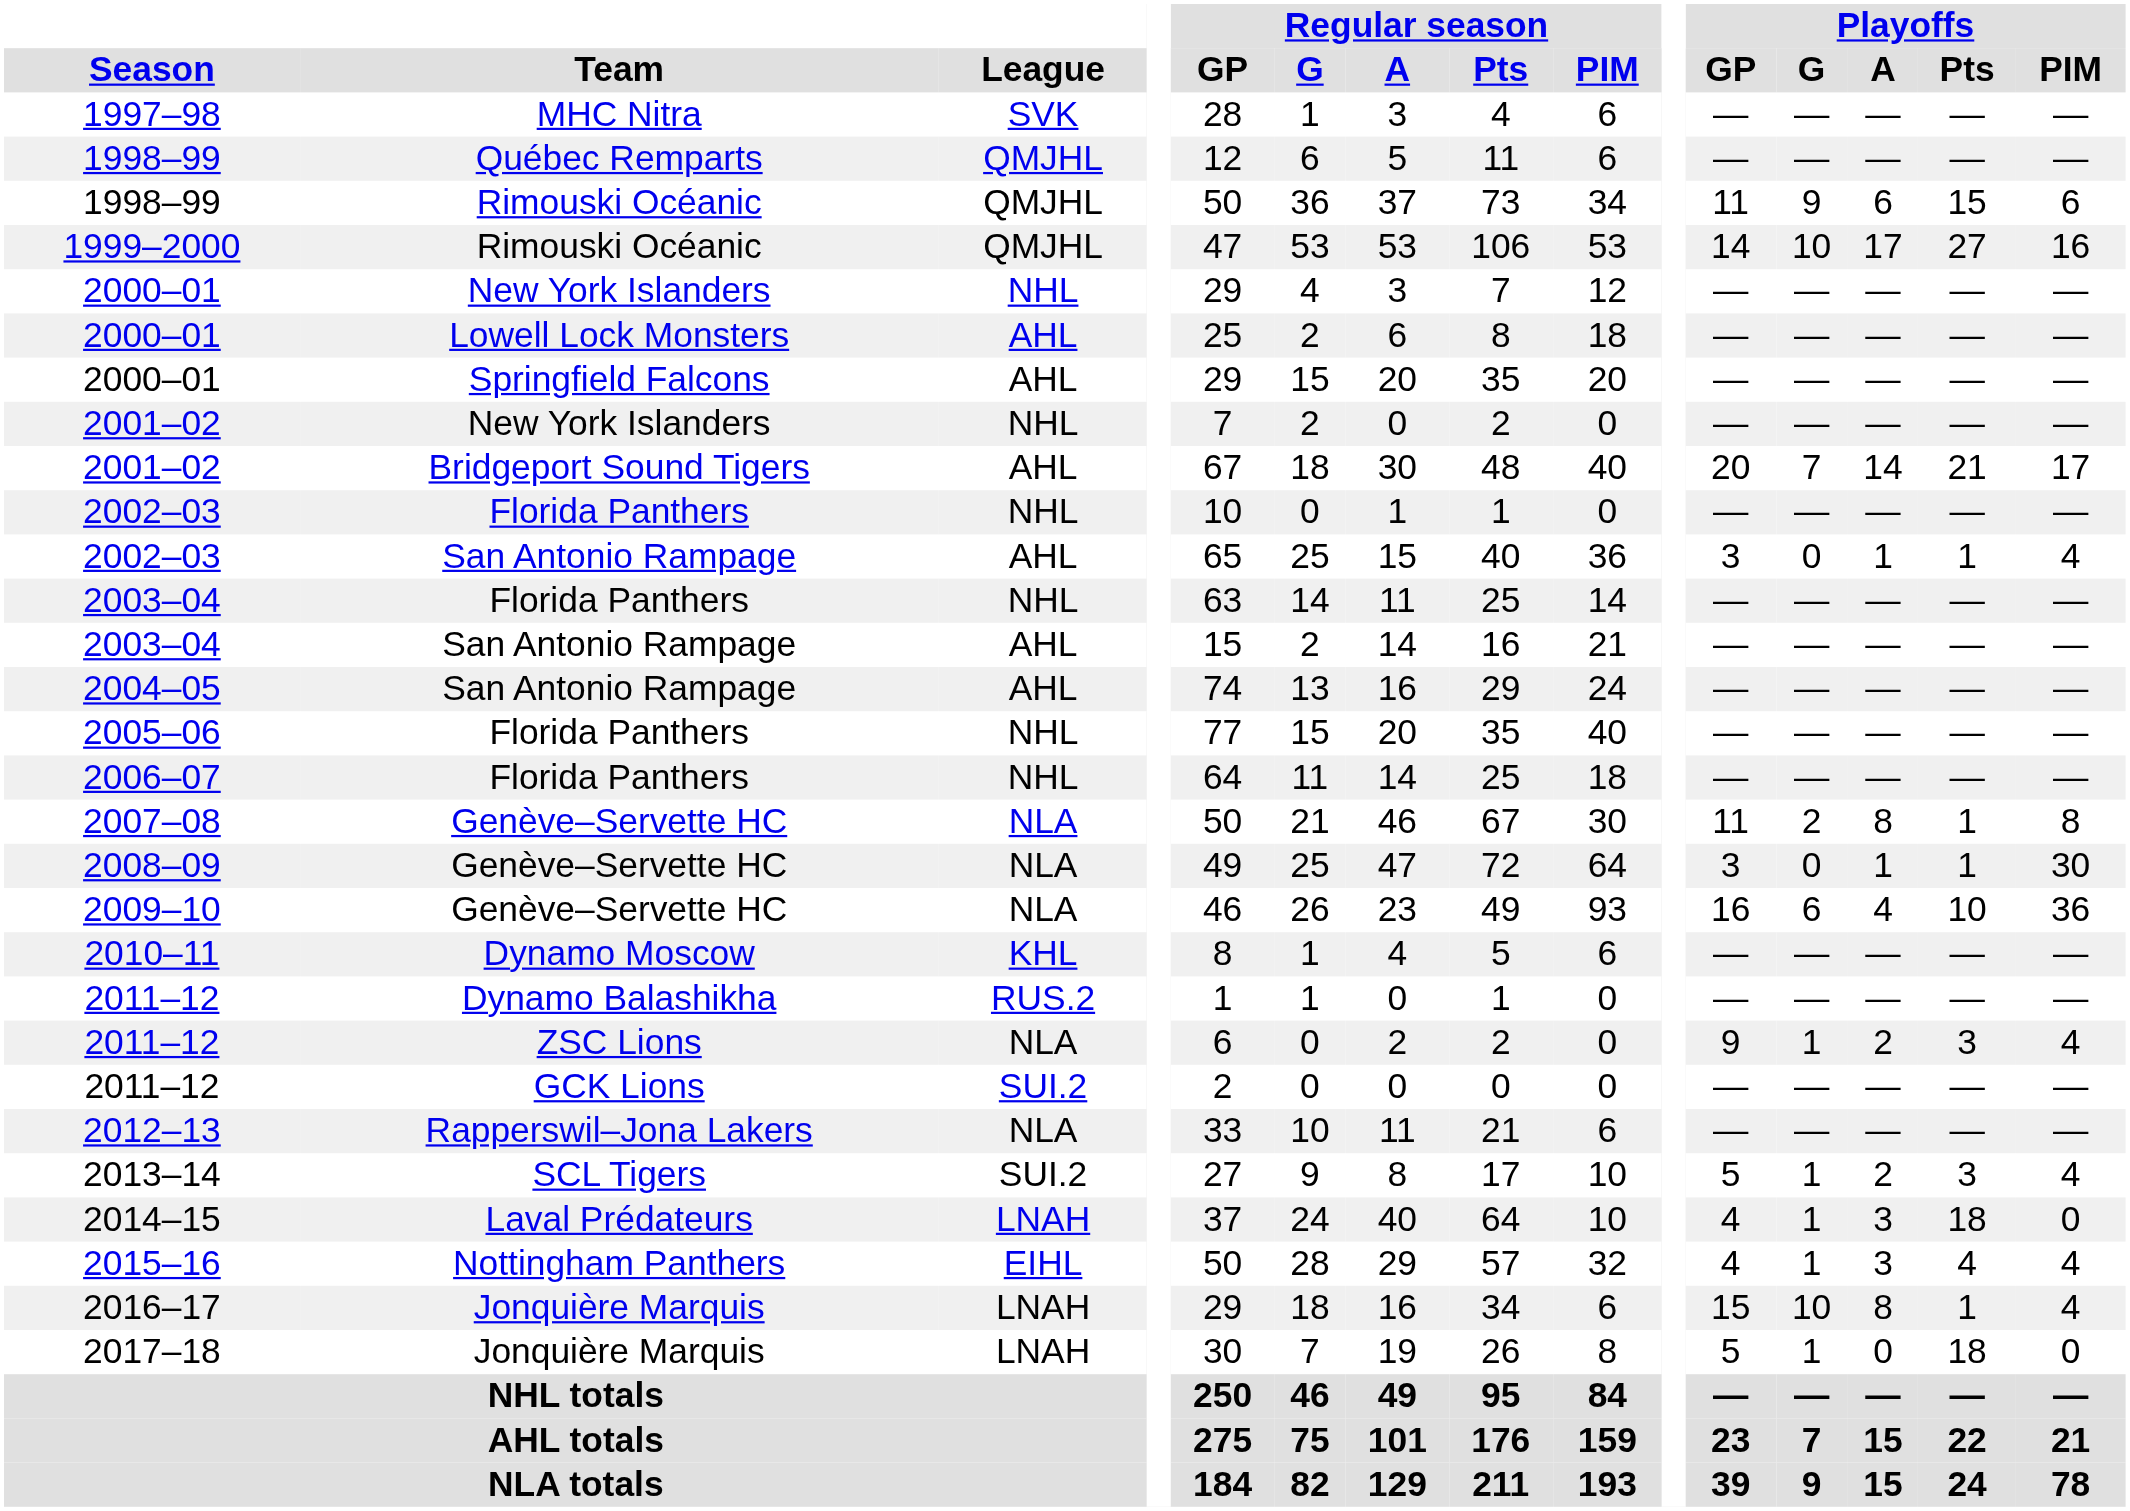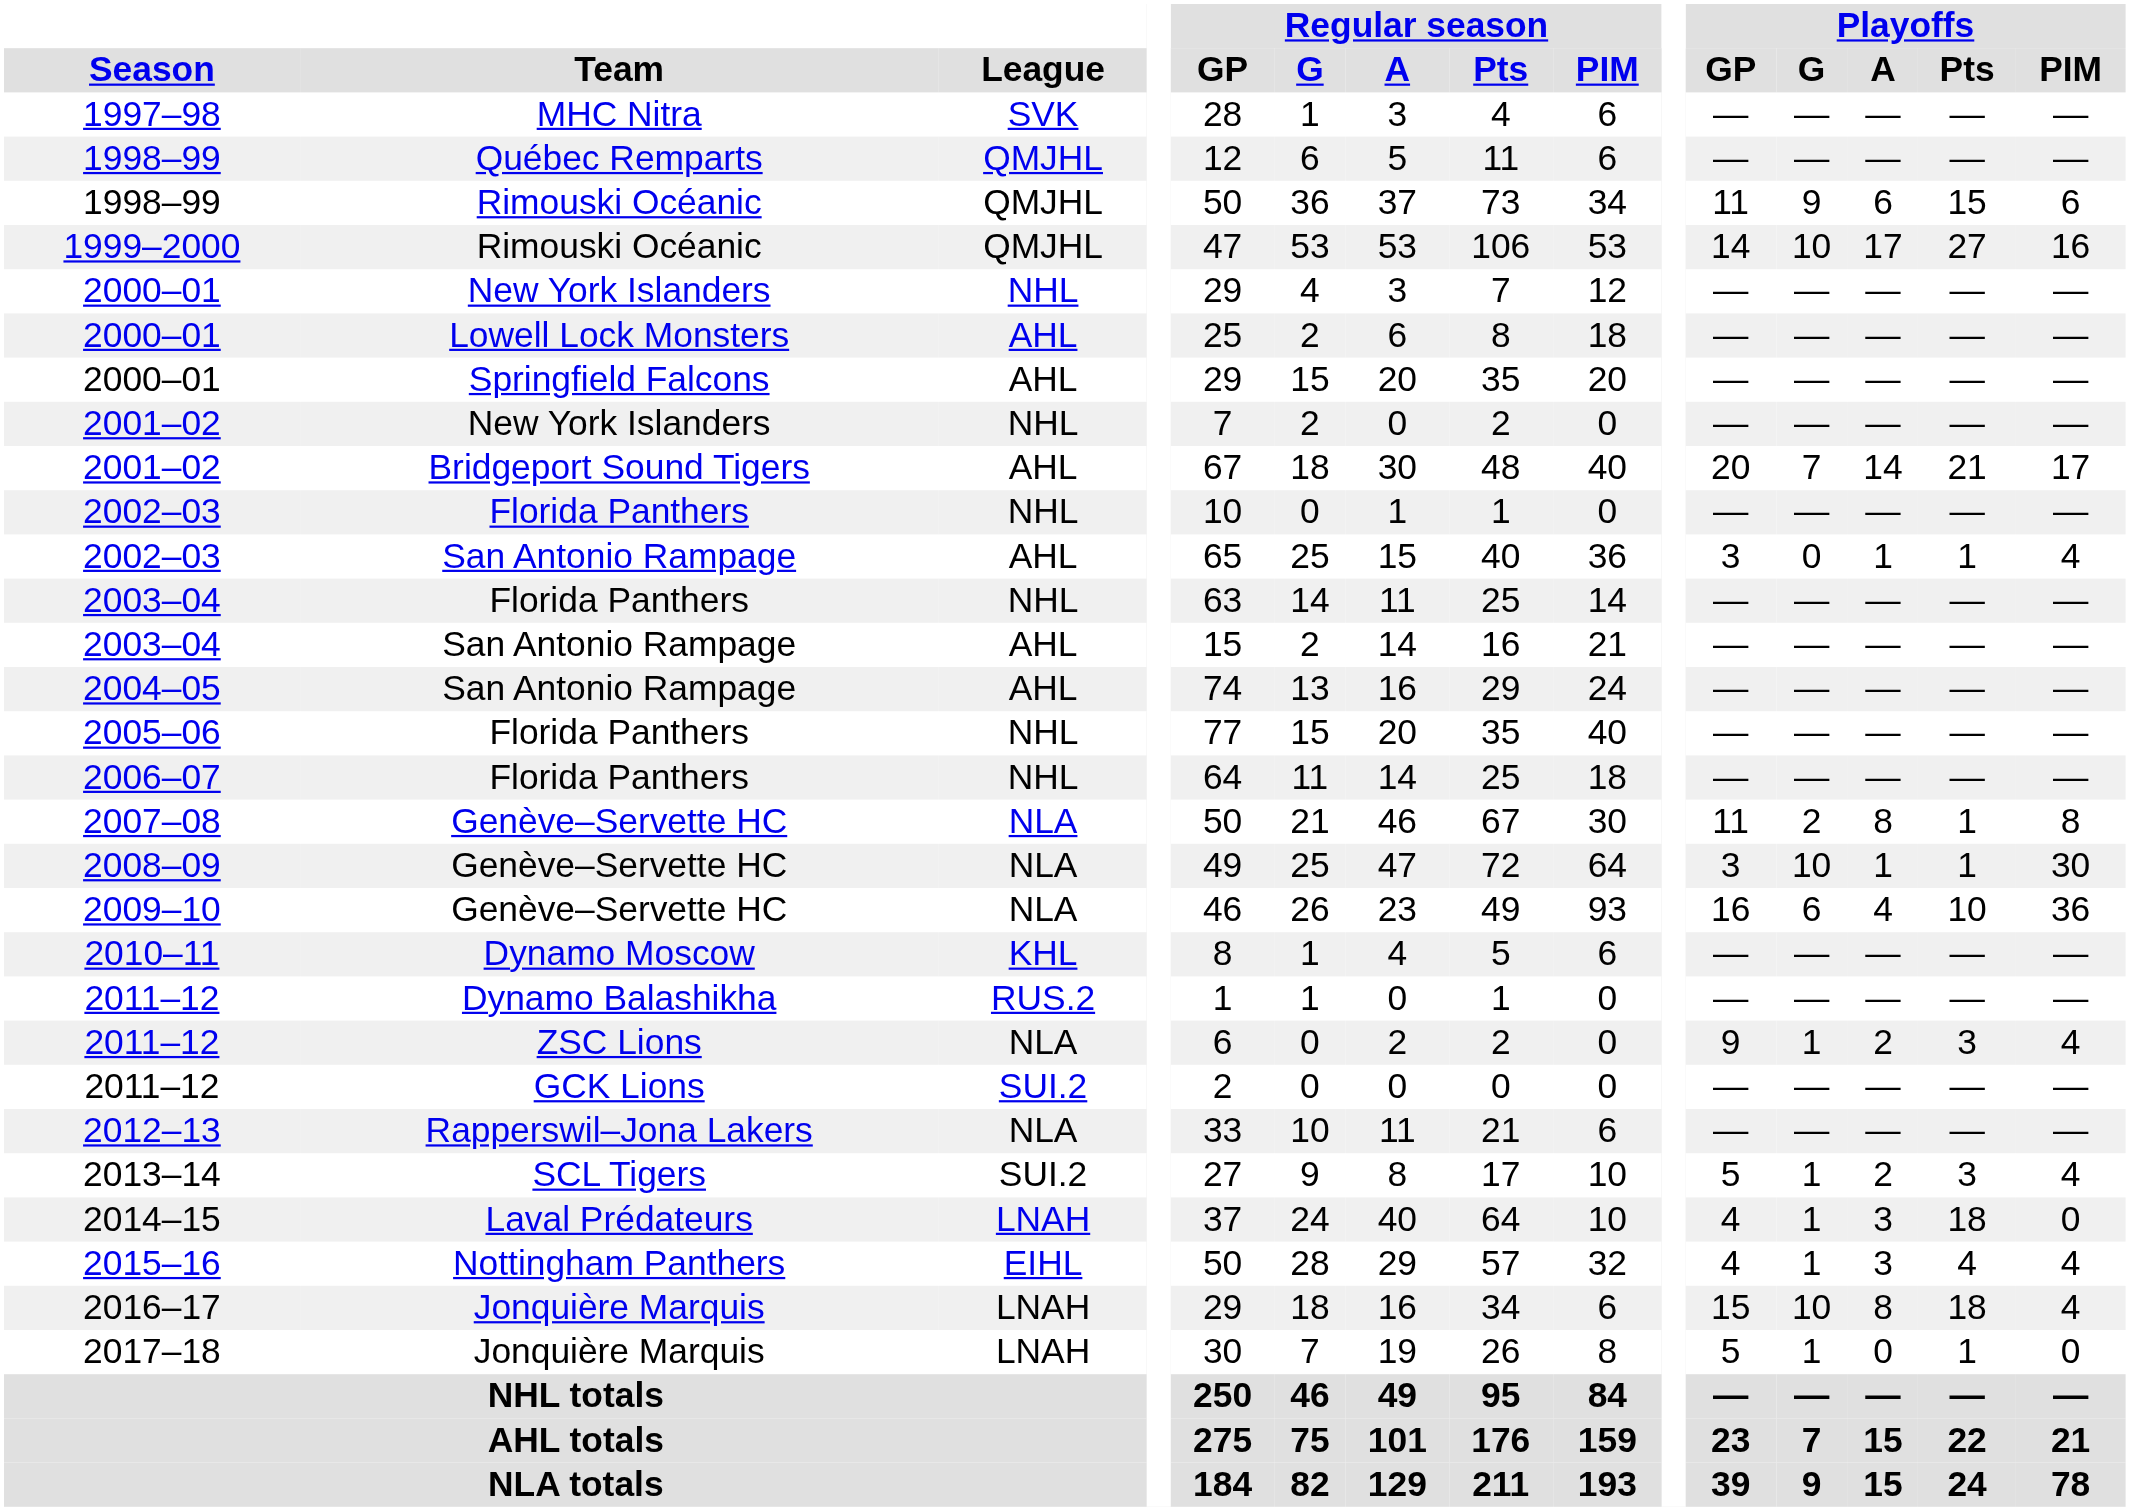(1812, 865) 0 -> (1812, 865) 10
(1967, 1307) 1 -> (1967, 1307) 18
(1967, 1351) 18 -> (1967, 1351) 1
